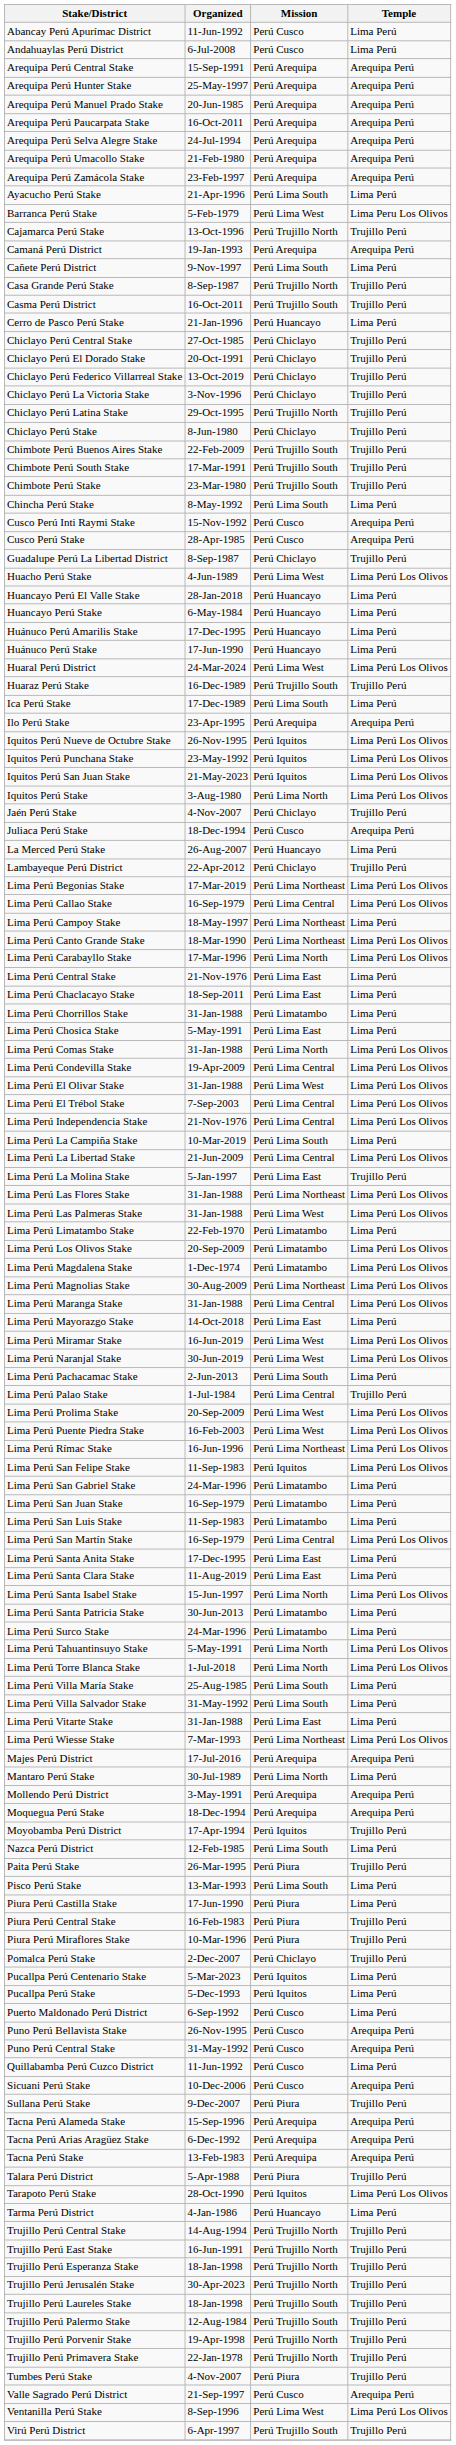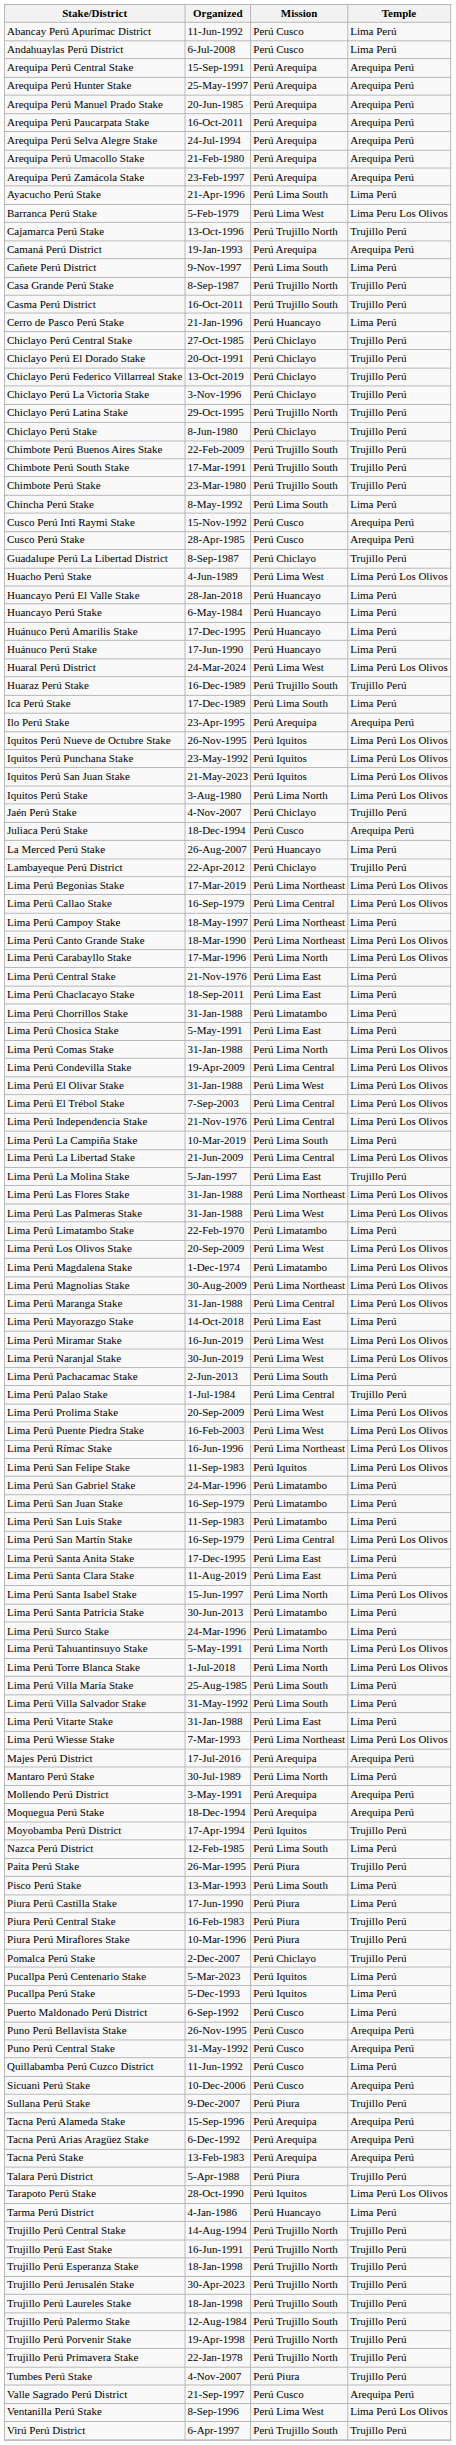(290, 1249) Perú Limatambo -> (288, 1249) Perú Lima West
